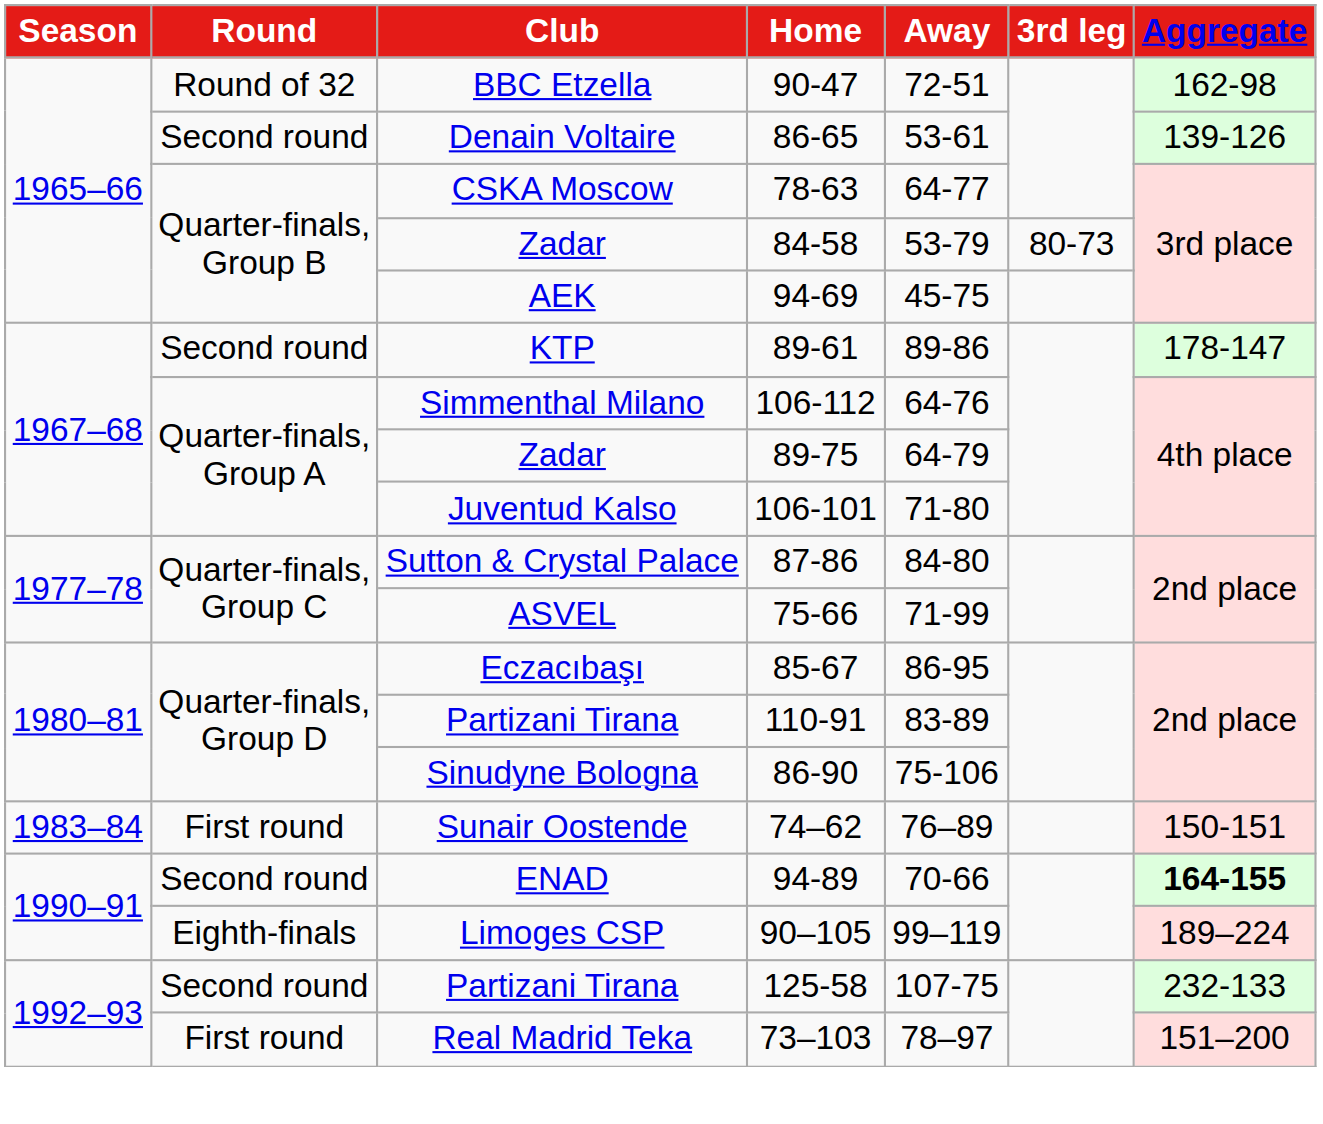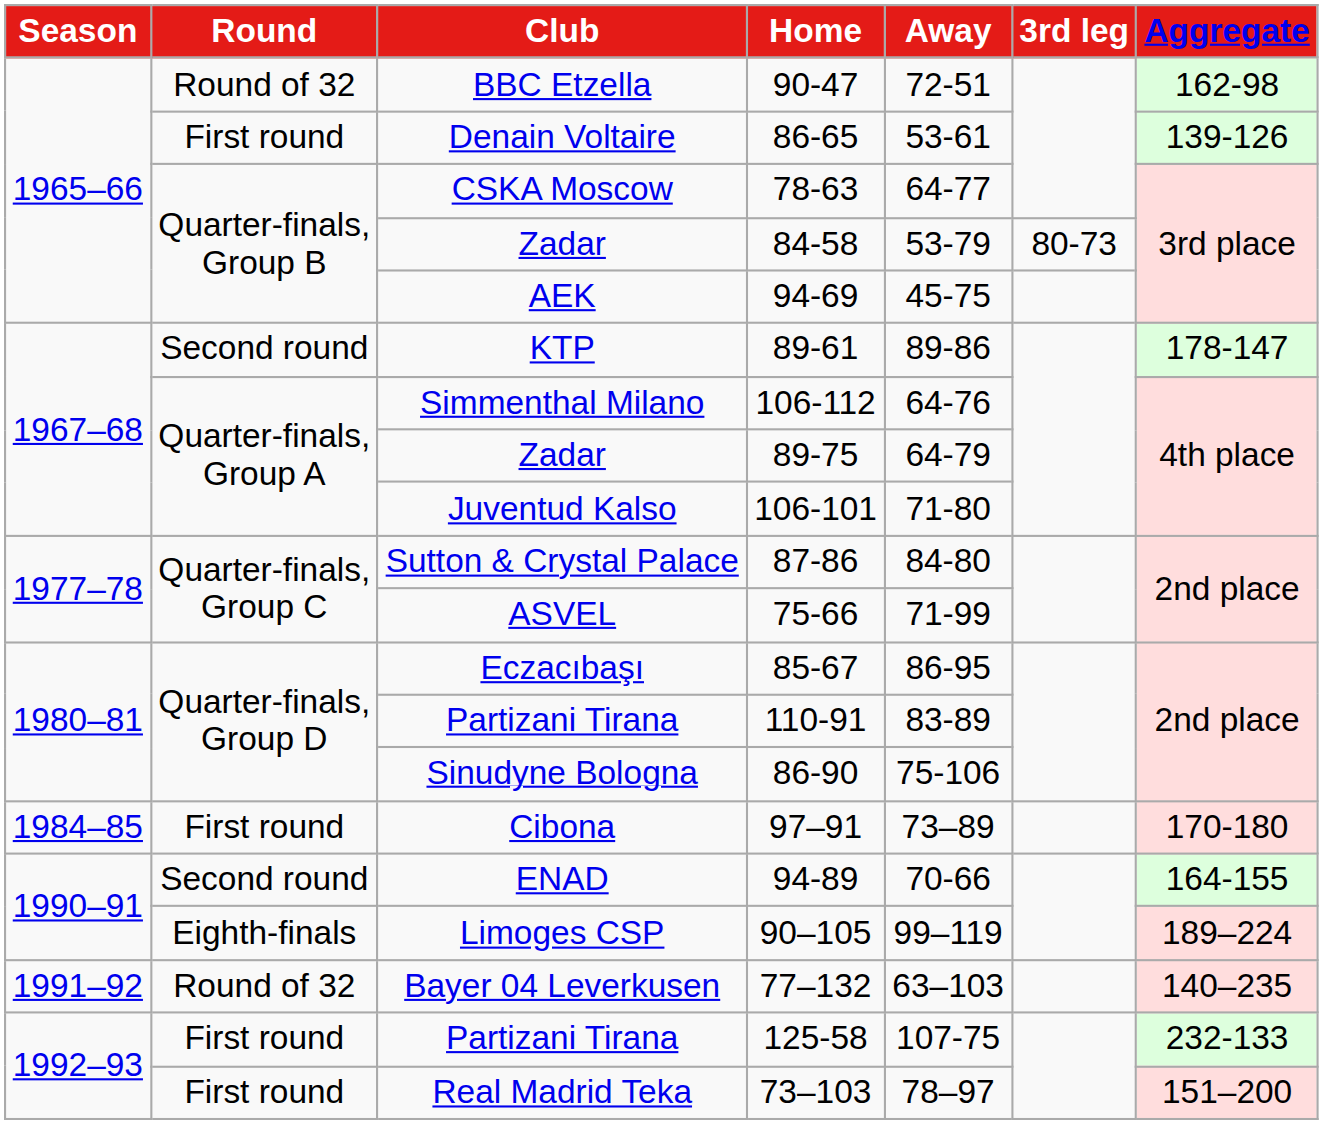(264, 137) Second round -> (264, 137) First round
- row: (562, 826)
+ row: (562, 826)
(1225, 879) bold -> (1227, 879) normal
+ row: (562, 985)
(264, 985) Second round -> (264, 1038) First round
